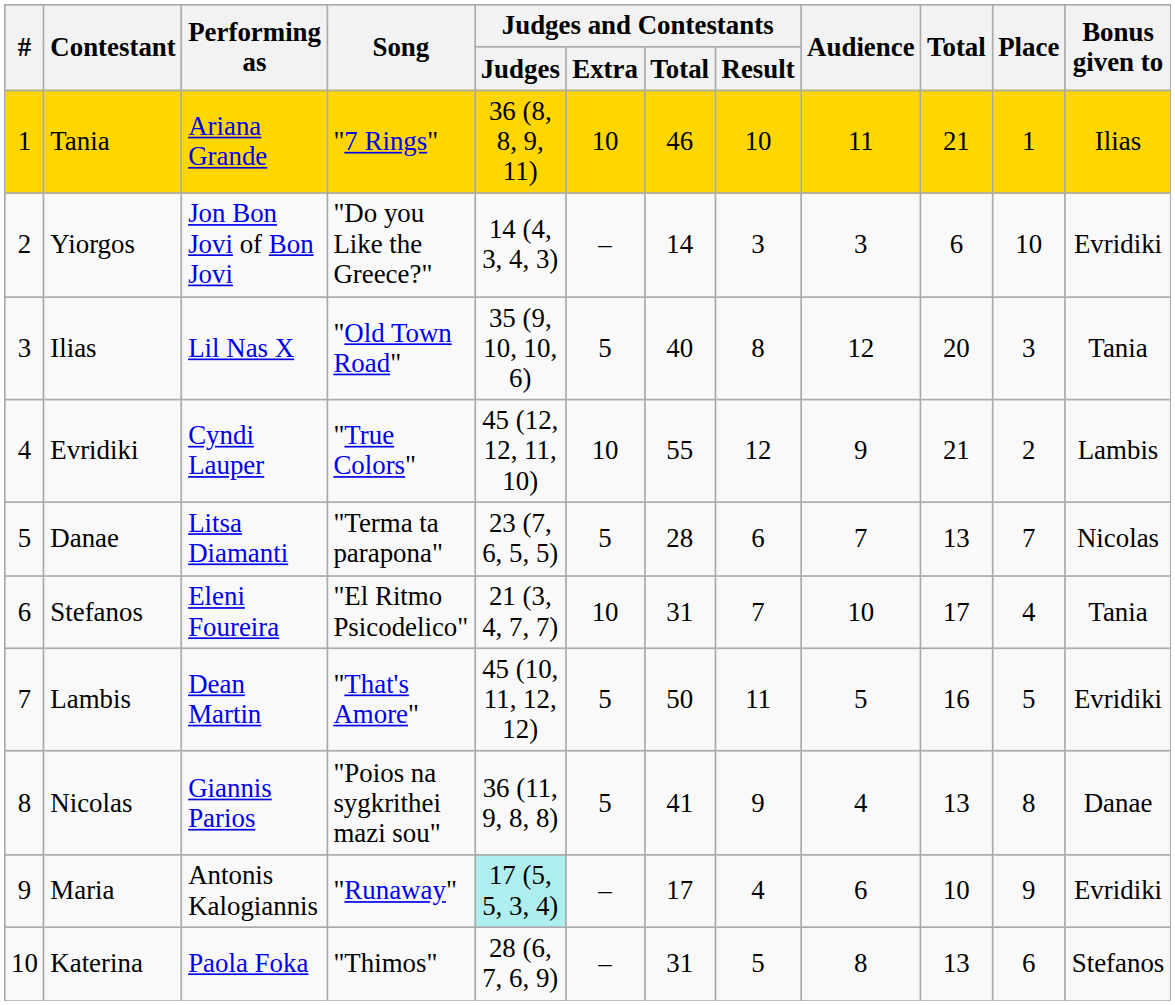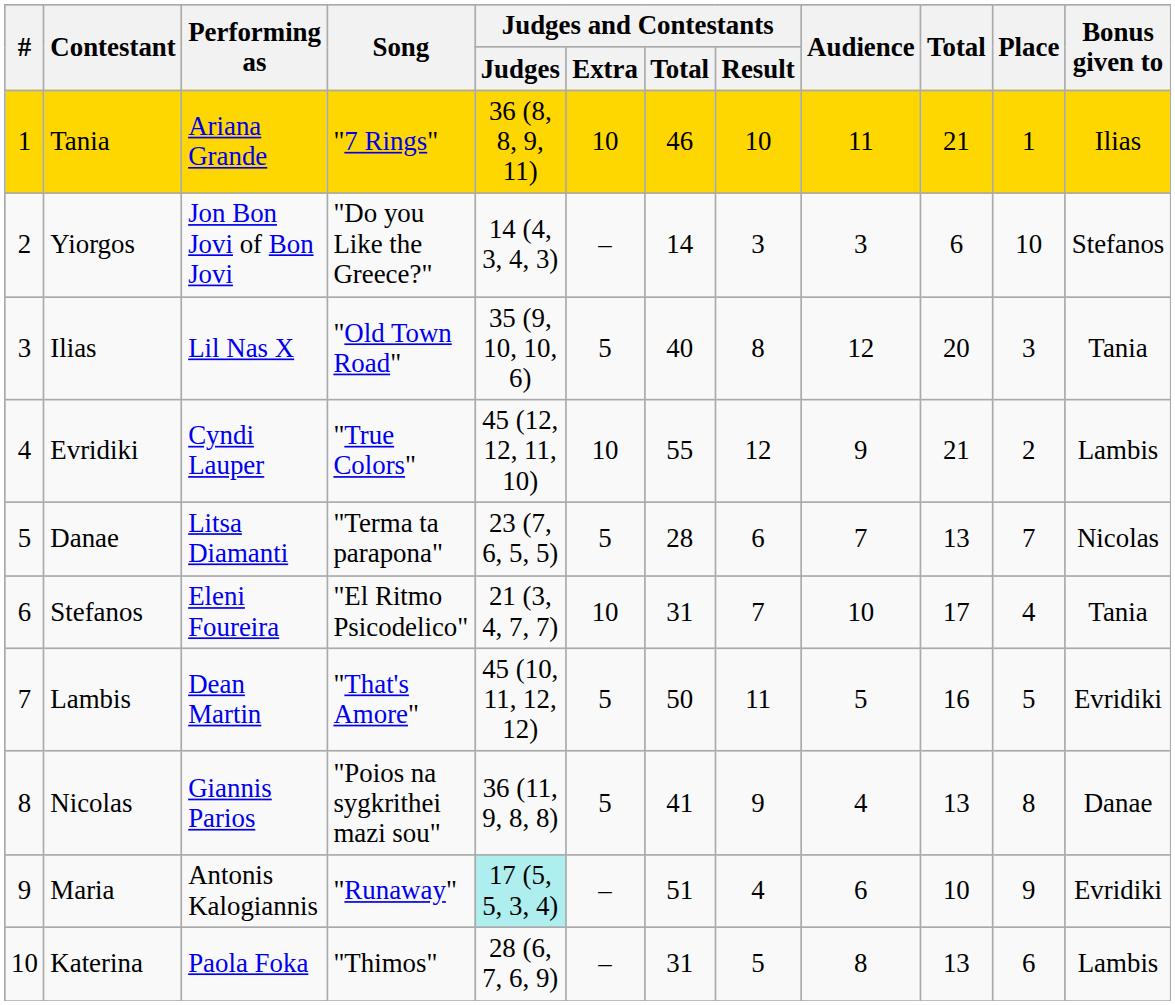(1118, 244) Evridiki -> (1118, 244) Stefanos
(680, 890) 17 -> (680, 890) 51
(1118, 963) Stefanos -> (1118, 963) Lambis
